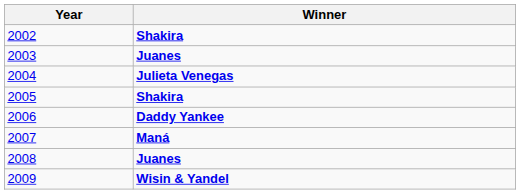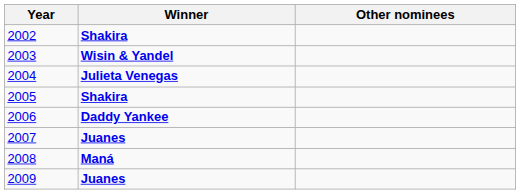+ column: (405, 14)
(159, 55) Juanes -> (127, 55) Wisin & Yandel
(153, 138) Maná -> (103, 138) Juanes
(159, 158) Juanes -> (97, 158) Maná
(183, 179) Wisin & Yandel -> (103, 179) Juanes
